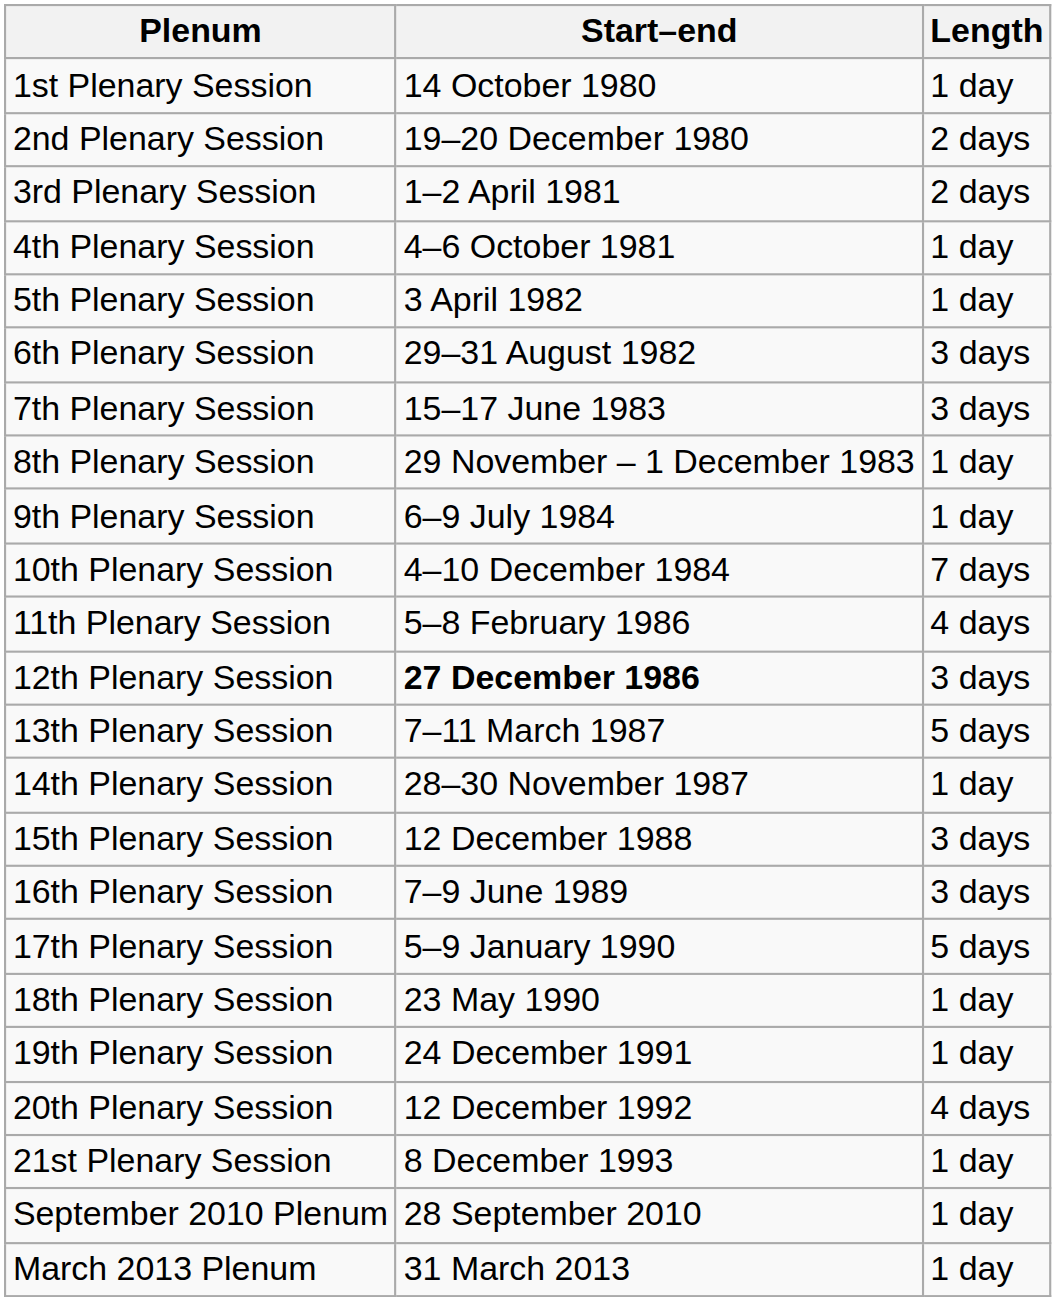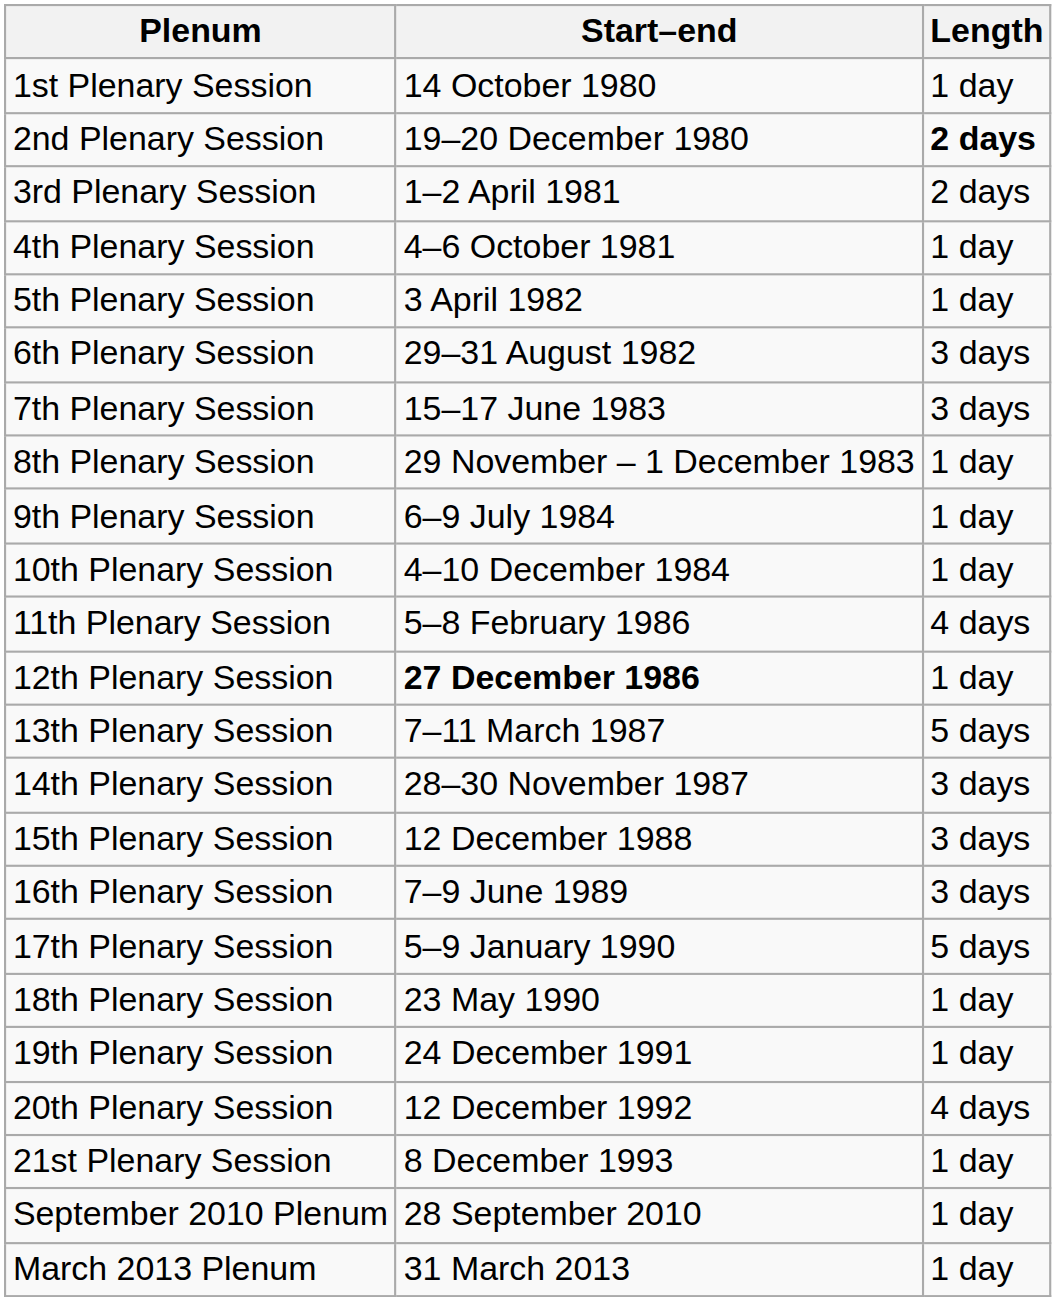(980, 138) normal -> (983, 138) bold
(980, 569) 7 days -> (972, 569) 1 day
(980, 676) 3 days -> (972, 676) 1 day
(972, 784) 1 day -> (980, 784) 3 days
